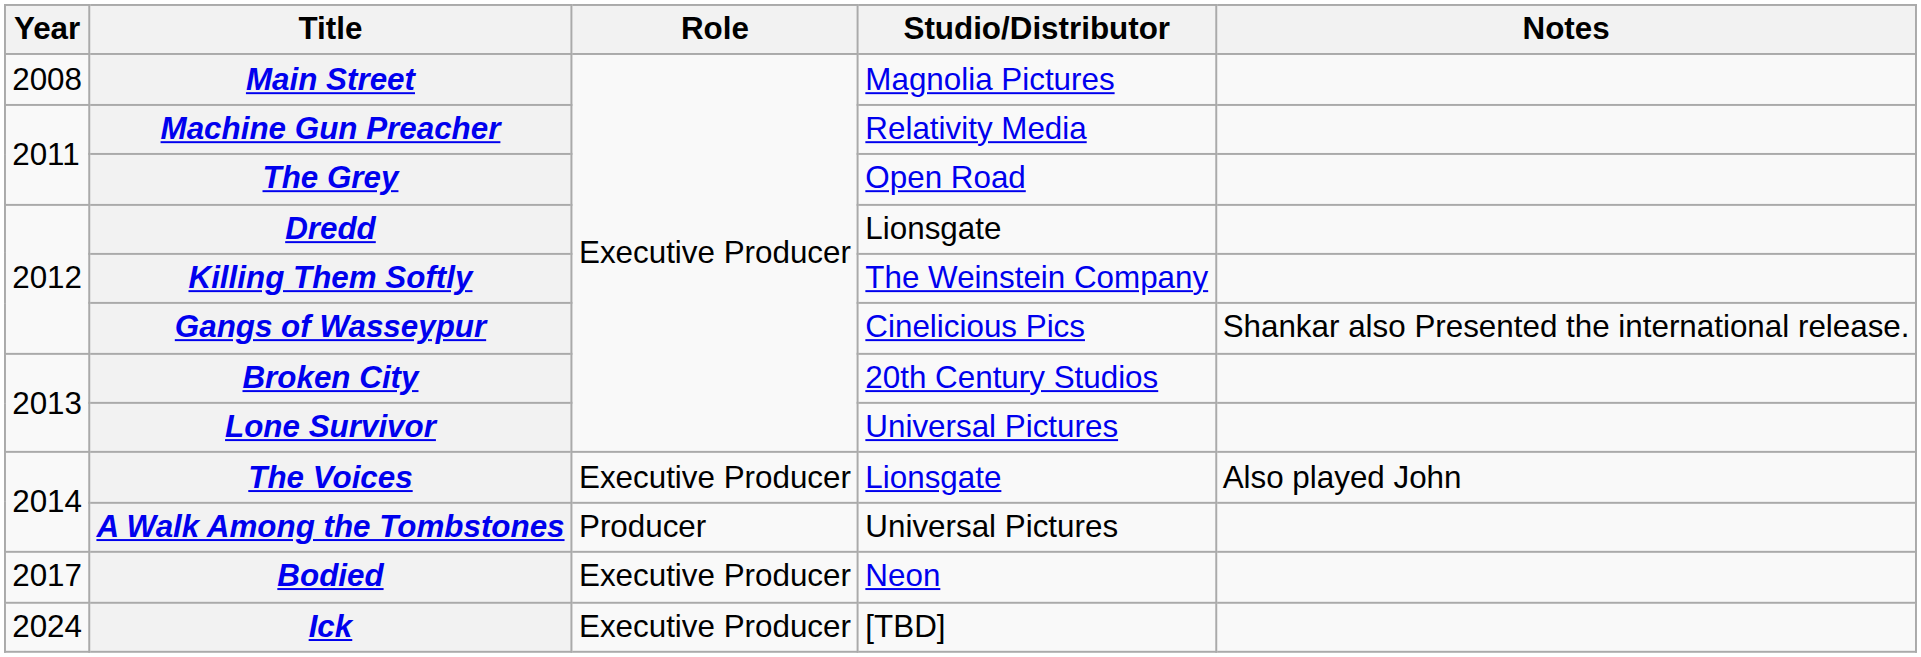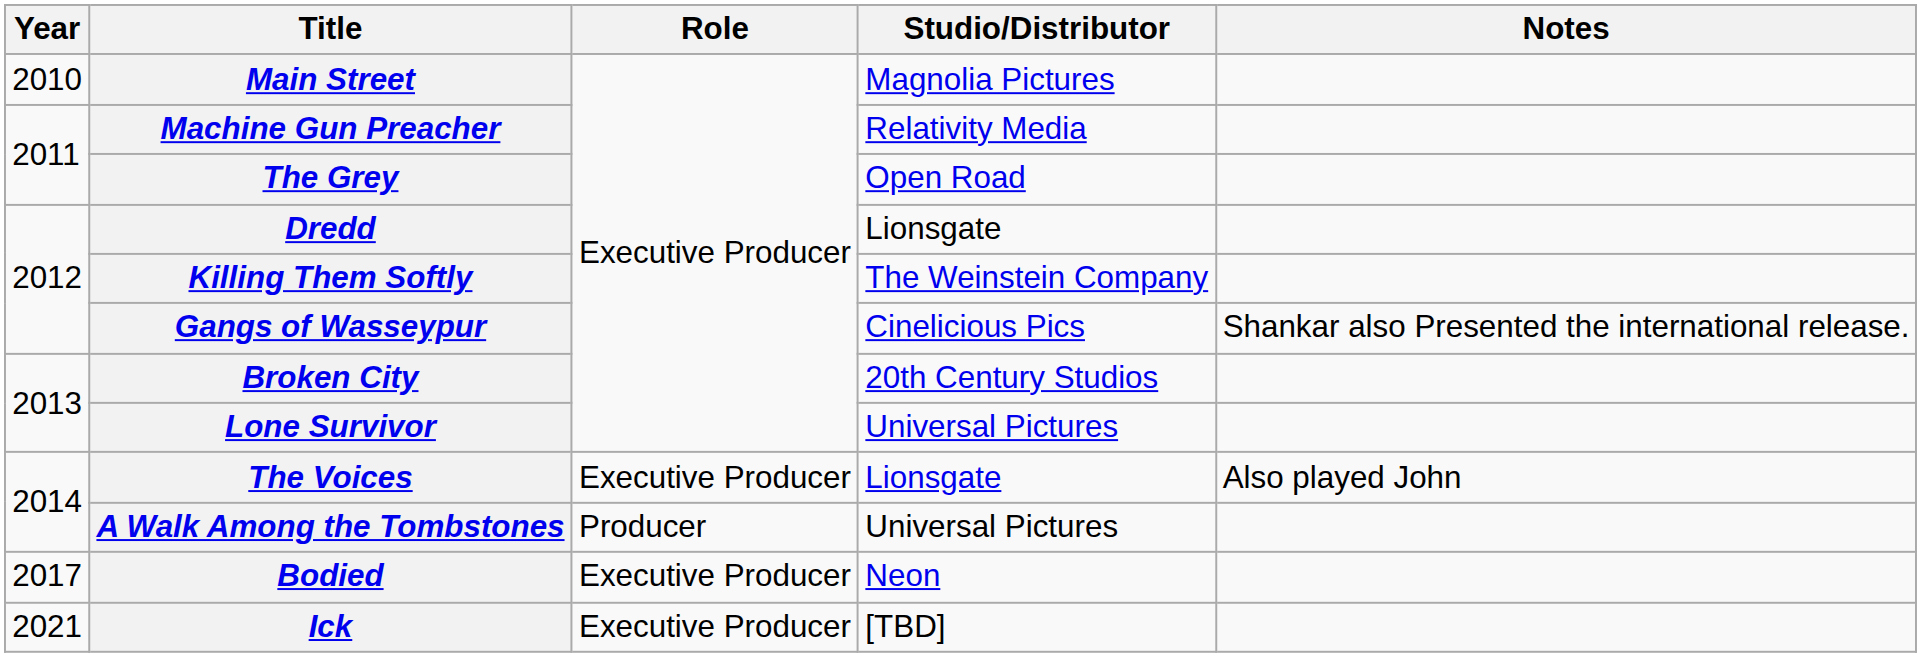(47, 79) 2008 -> (47, 79) 2010
(47, 626) 2024 -> (47, 626) 2021
